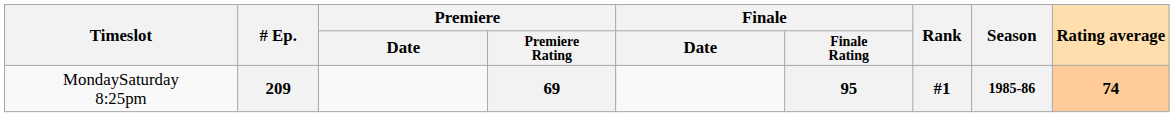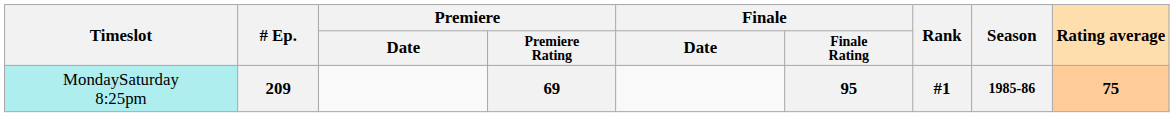(121, 88) no background -> (121, 88) paleturquoise background
(1111, 88) 74 -> (1111, 88) 75
